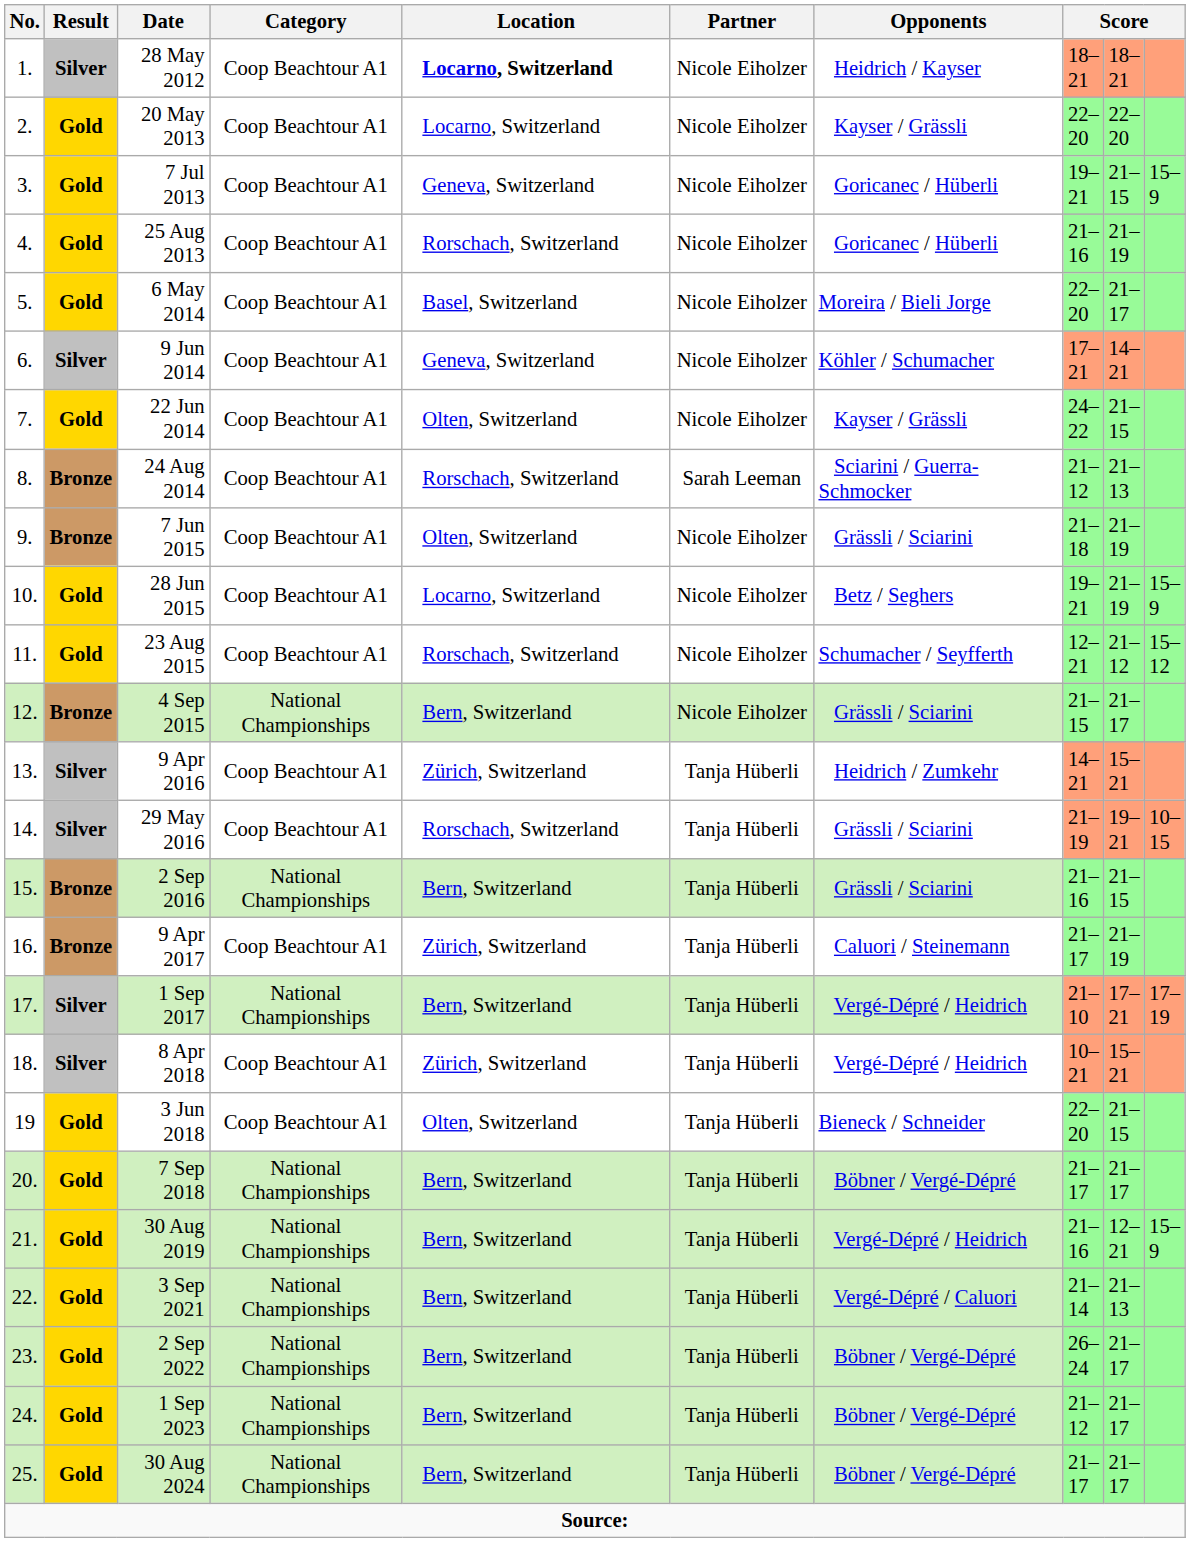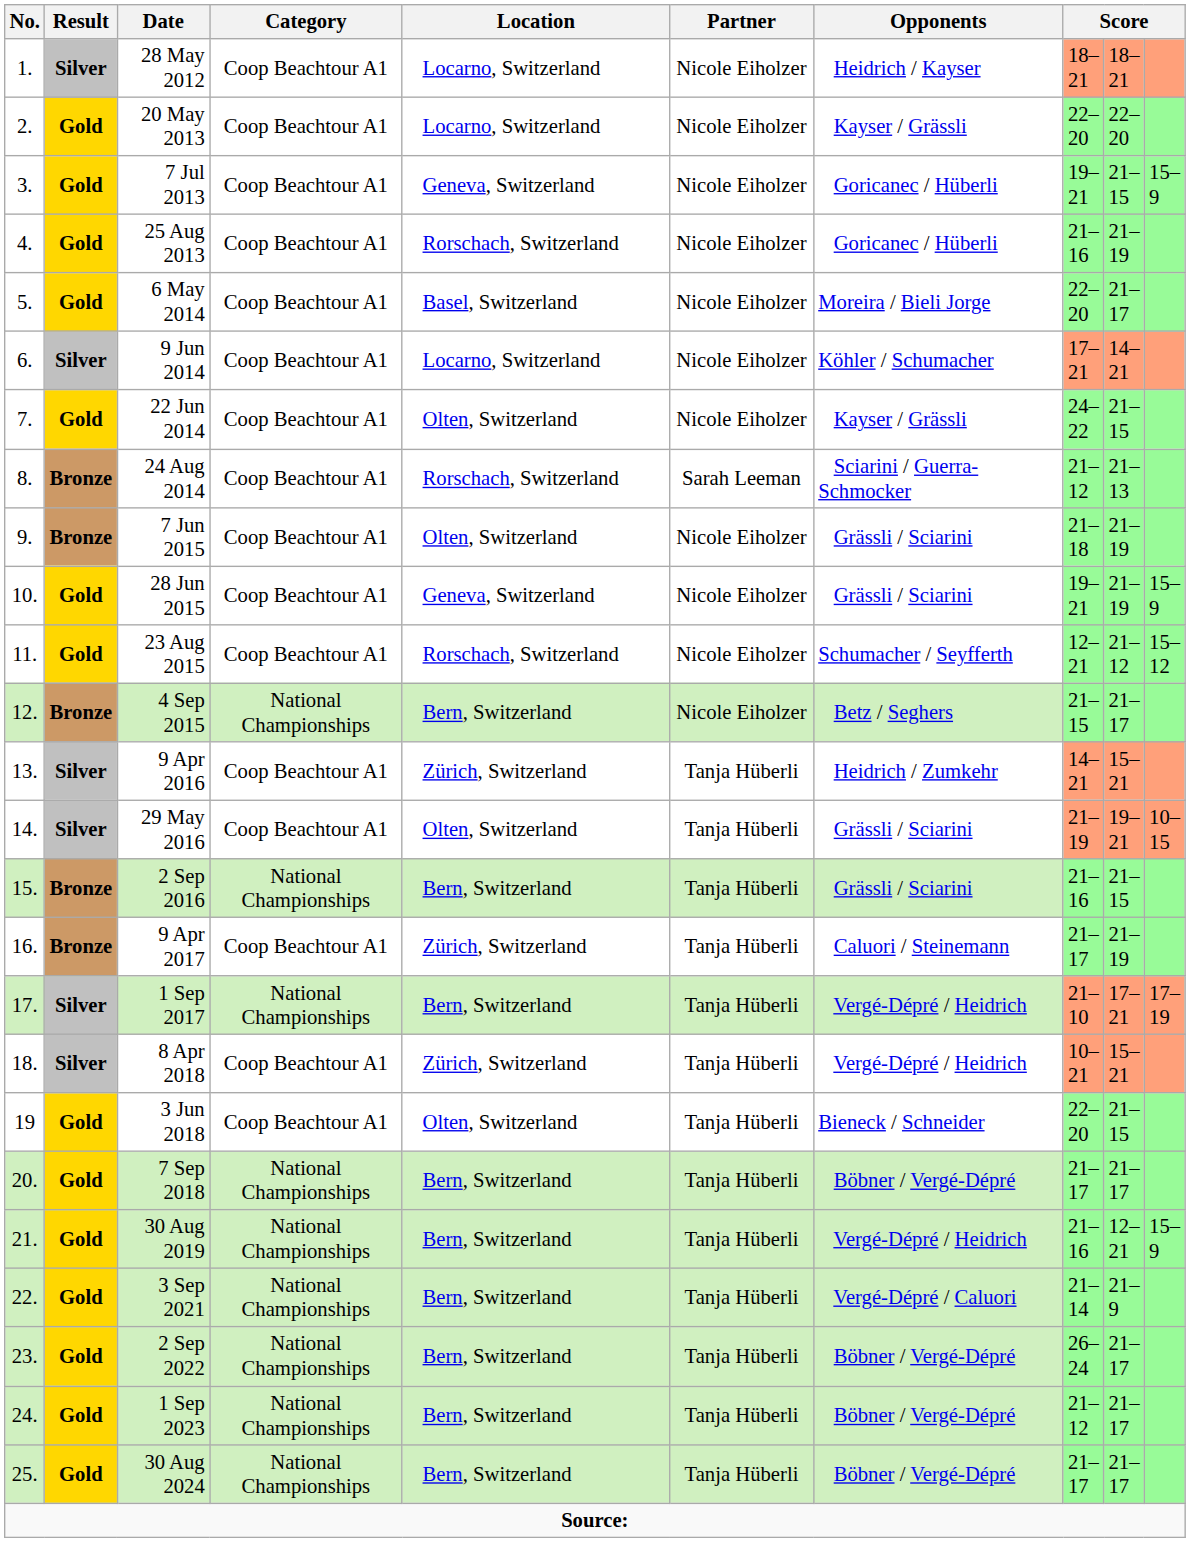(510, 68) bold -> (504, 68) normal
(501, 360) Geneva, Switzerland -> (504, 360) Locarno, Switzerland
(504, 595) Locarno, Switzerland -> (501, 595) Geneva, Switzerland
(886, 595) Betz / Seghers -> (895, 595) Grässli / Sciarini
(896, 712) Grässli / Sciarini -> (886, 712) Betz / Seghers
(513, 829) Rorschach, Switzerland -> (492, 829) Olten, Switzerland
(1124, 1297) 21–13 -> (1124, 1297) 21–9
